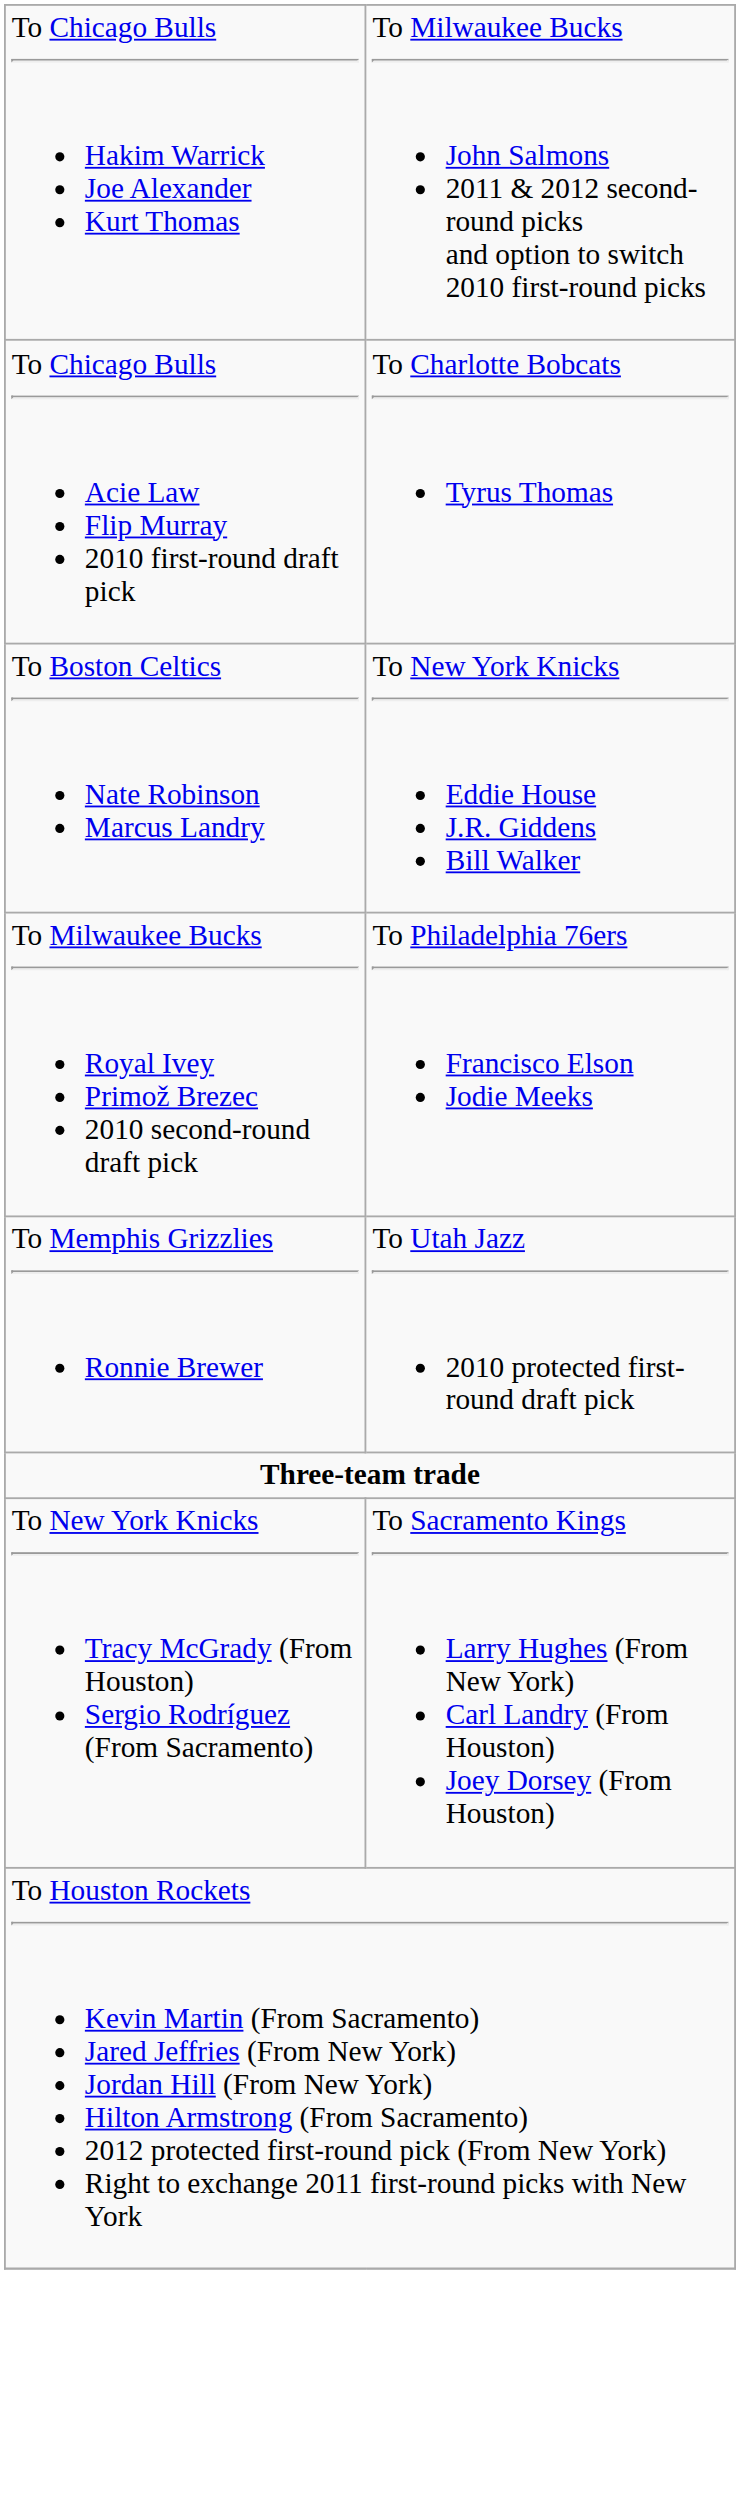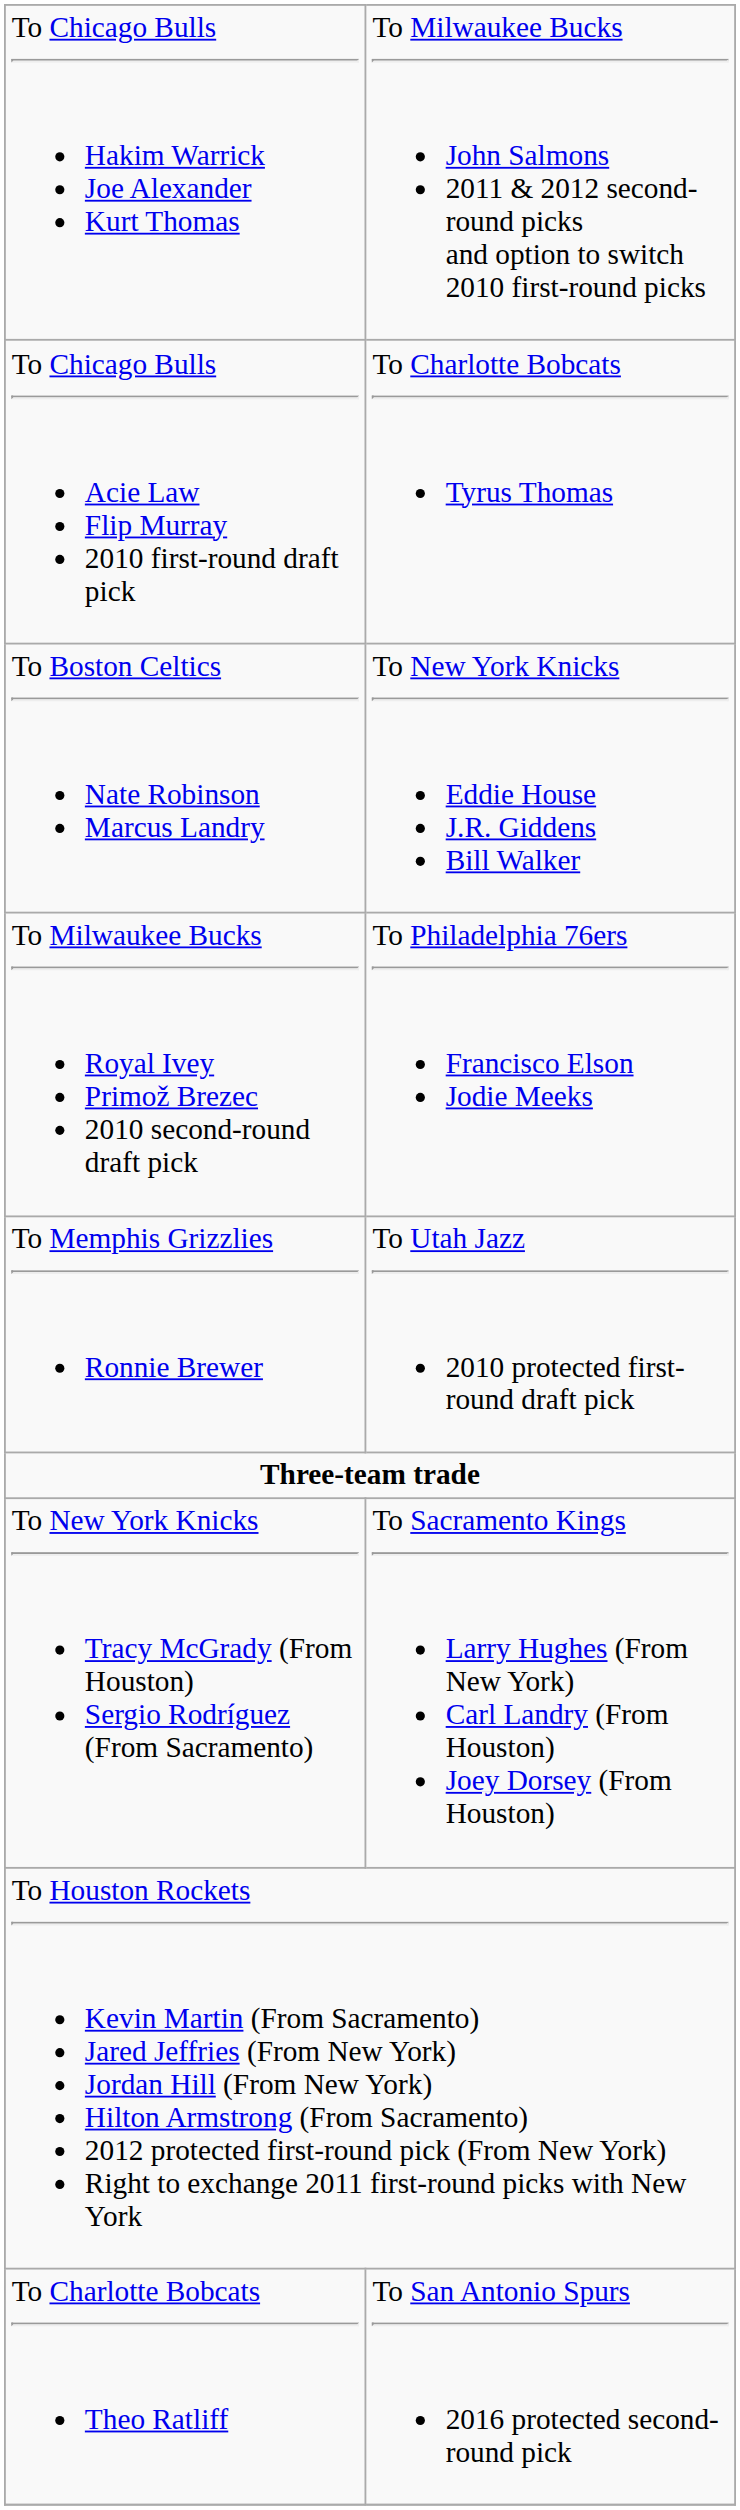+ row: (185, 2356)
